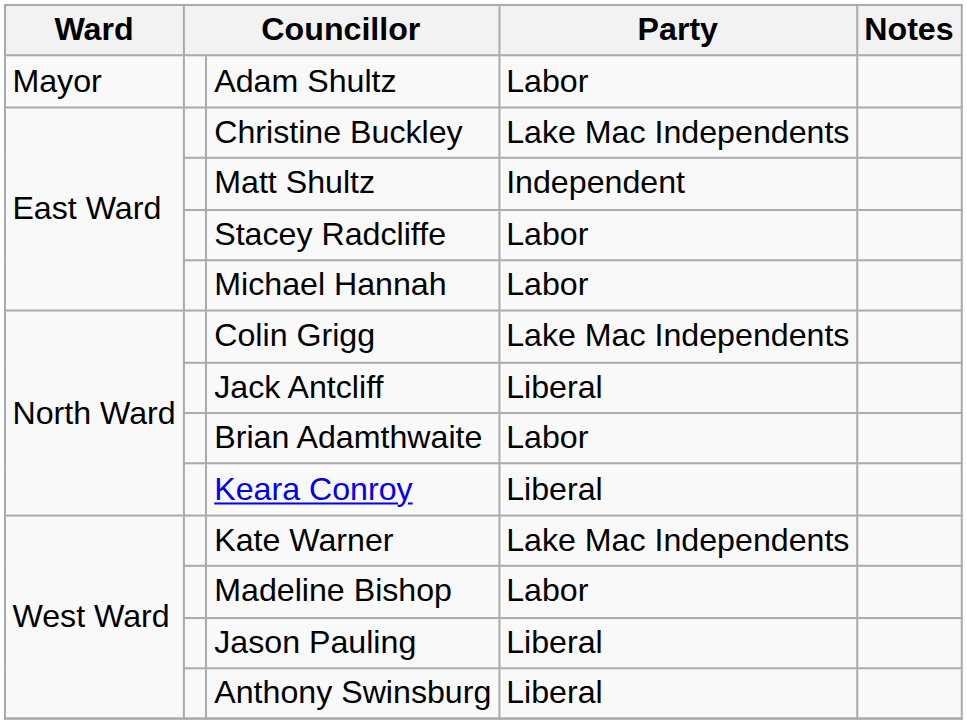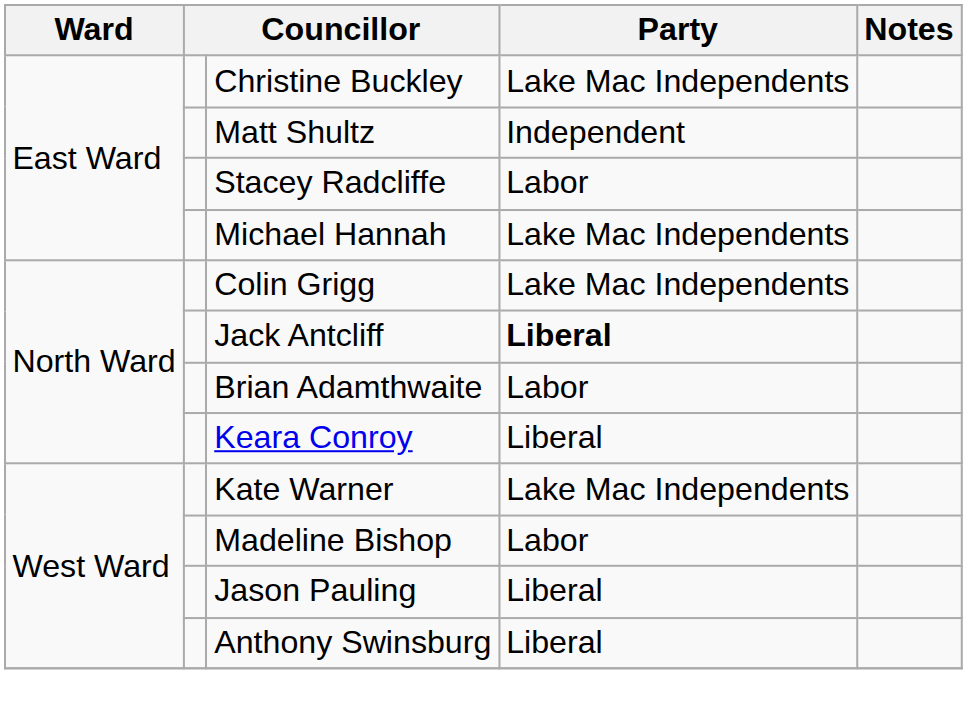- row: (305, 81)
(547, 285) Labor -> (678, 234) Lake Mac Independents
(554, 387) normal -> (559, 336) bold
